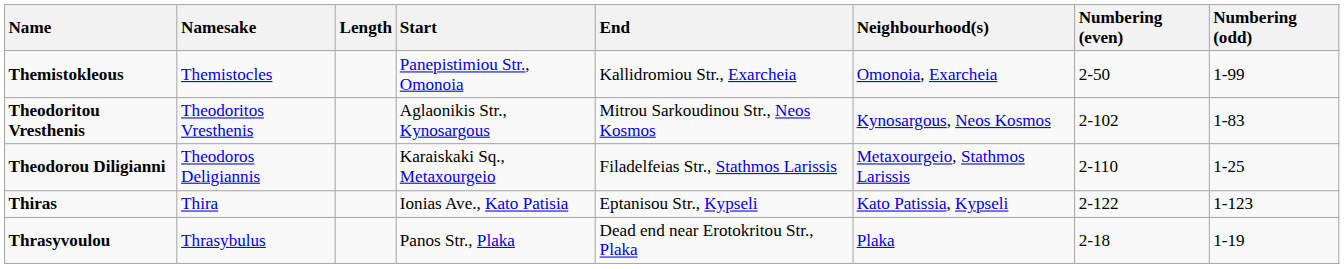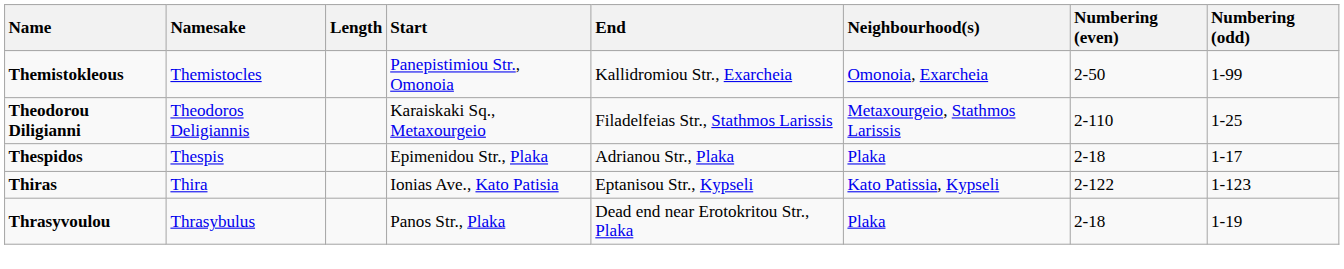- row: (54, 120)
+ row: (46, 157)
